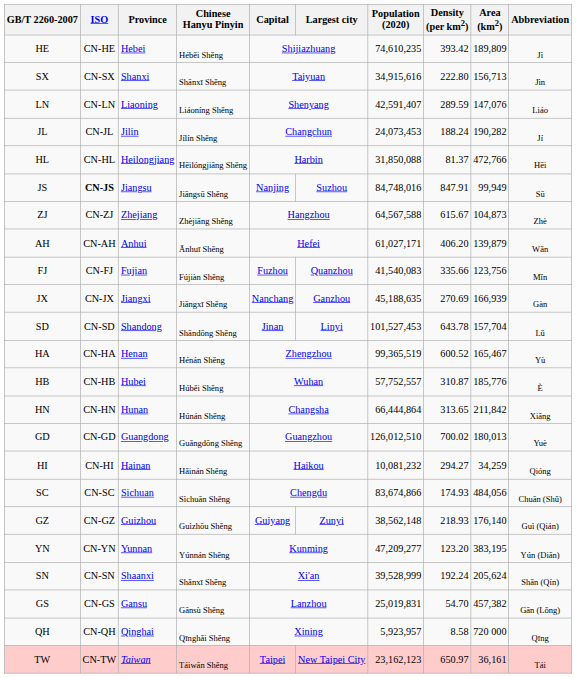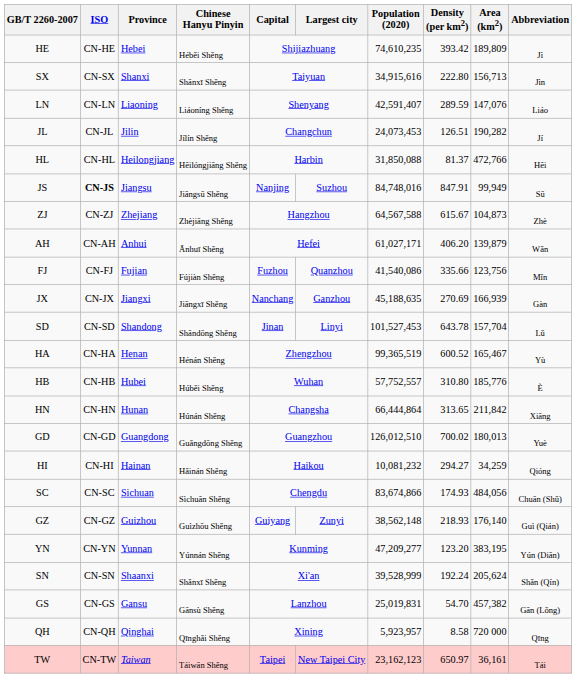(454, 132) 188.24 -> (454, 132) 126.51
(398, 270) 41,540,083 -> (398, 270) 41,540,086
(454, 382) 310.87 -> (454, 382) 310.80
